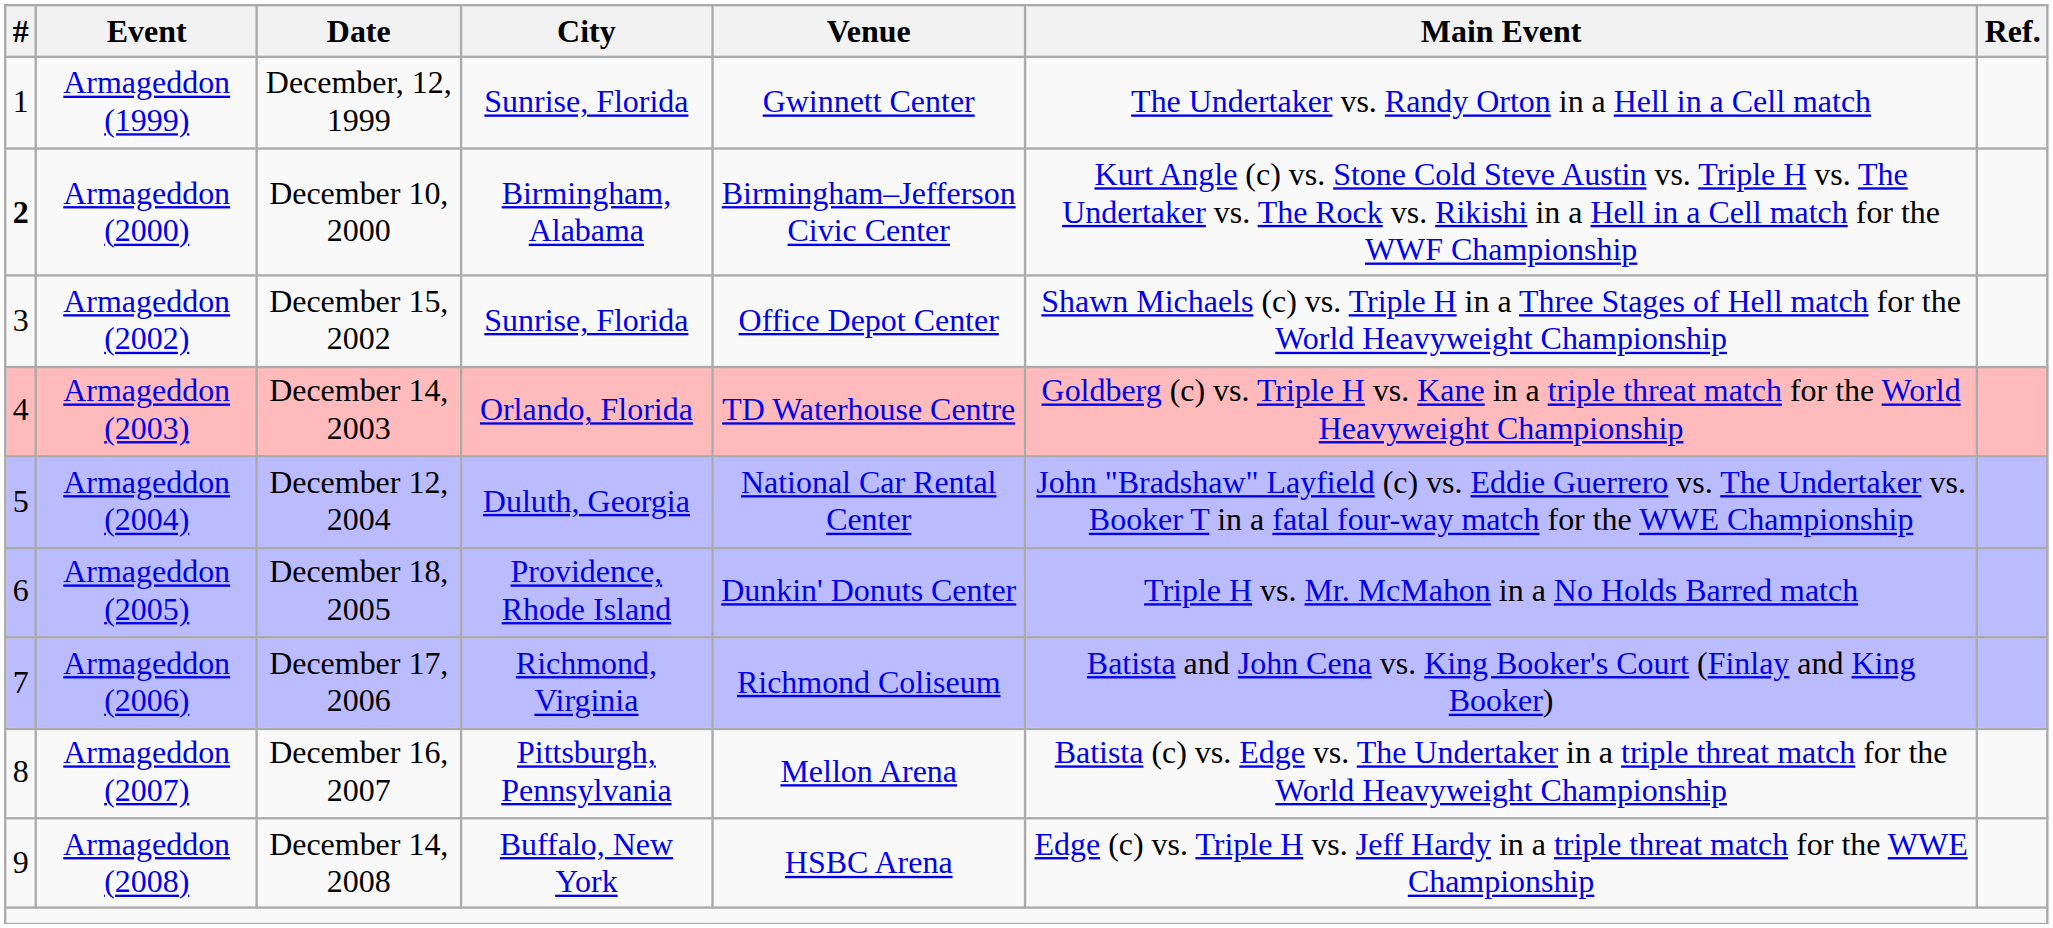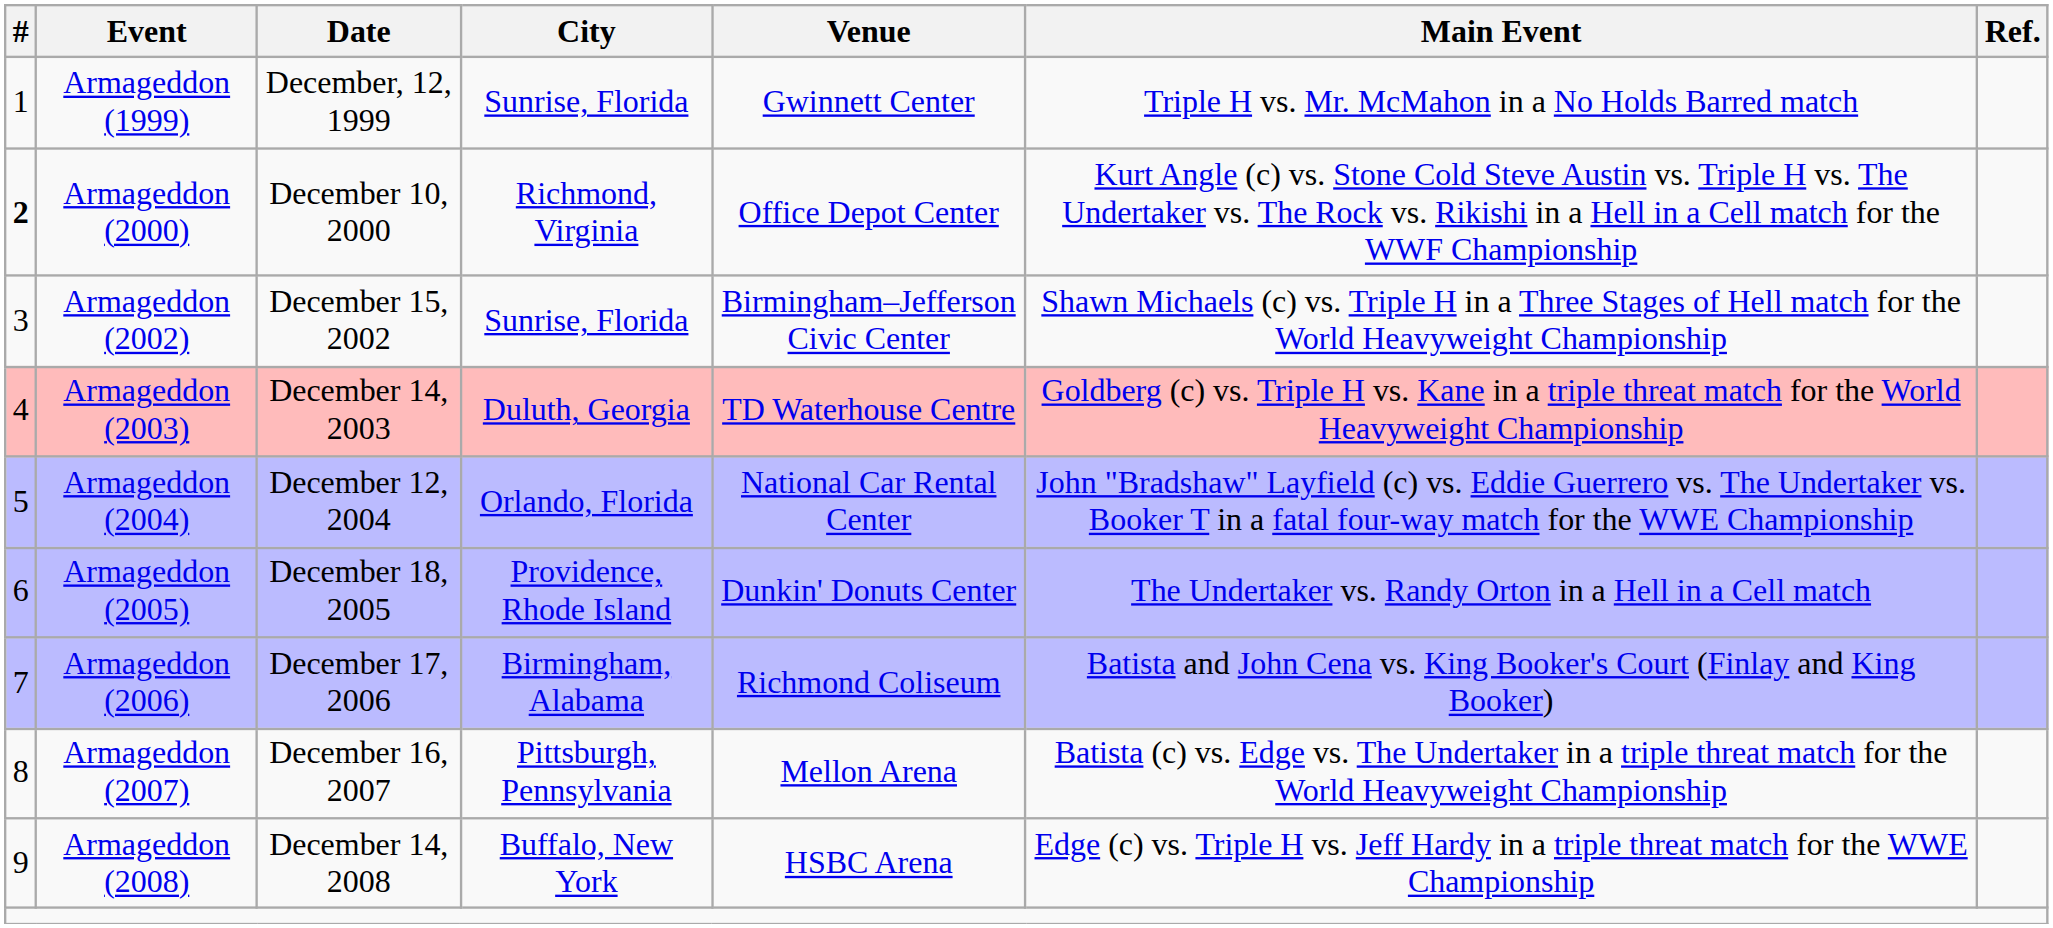(1501, 101) The Undertaker vs. Randy Orton in a Hell in a Cell match -> (1501, 101) Triple H vs. Mr. McMahon in a No Holds Barred match
(586, 211) Birmingham, Alabama -> (586, 211) Richmond, Virginia
(869, 211) Birmingham–Jefferson Civic Center -> (869, 211) Office Depot Center
(869, 320) Office Depot Center -> (869, 320) Birmingham–Jefferson Civic Center
(586, 410) Orlando, Florida -> (586, 410) Duluth, Georgia
(586, 500) Duluth, Georgia -> (586, 500) Orlando, Florida
(1501, 591) Triple H vs. Mr. McMahon in a No Holds Barred match -> (1501, 591) The Undertaker vs. Randy Orton in a Hell in a Cell match
(586, 681) Richmond, Virginia -> (586, 681) Birmingham, Alabama
